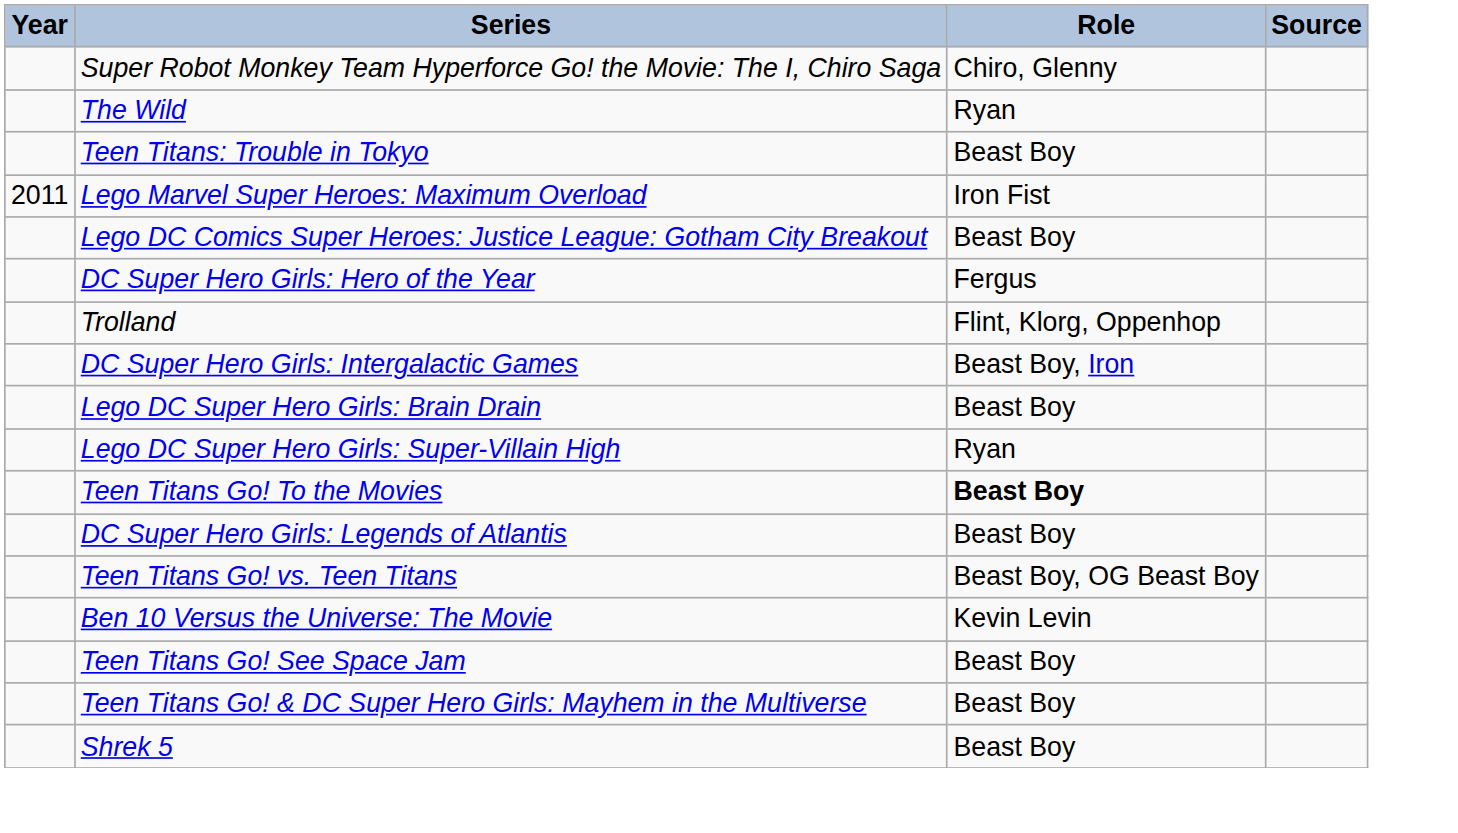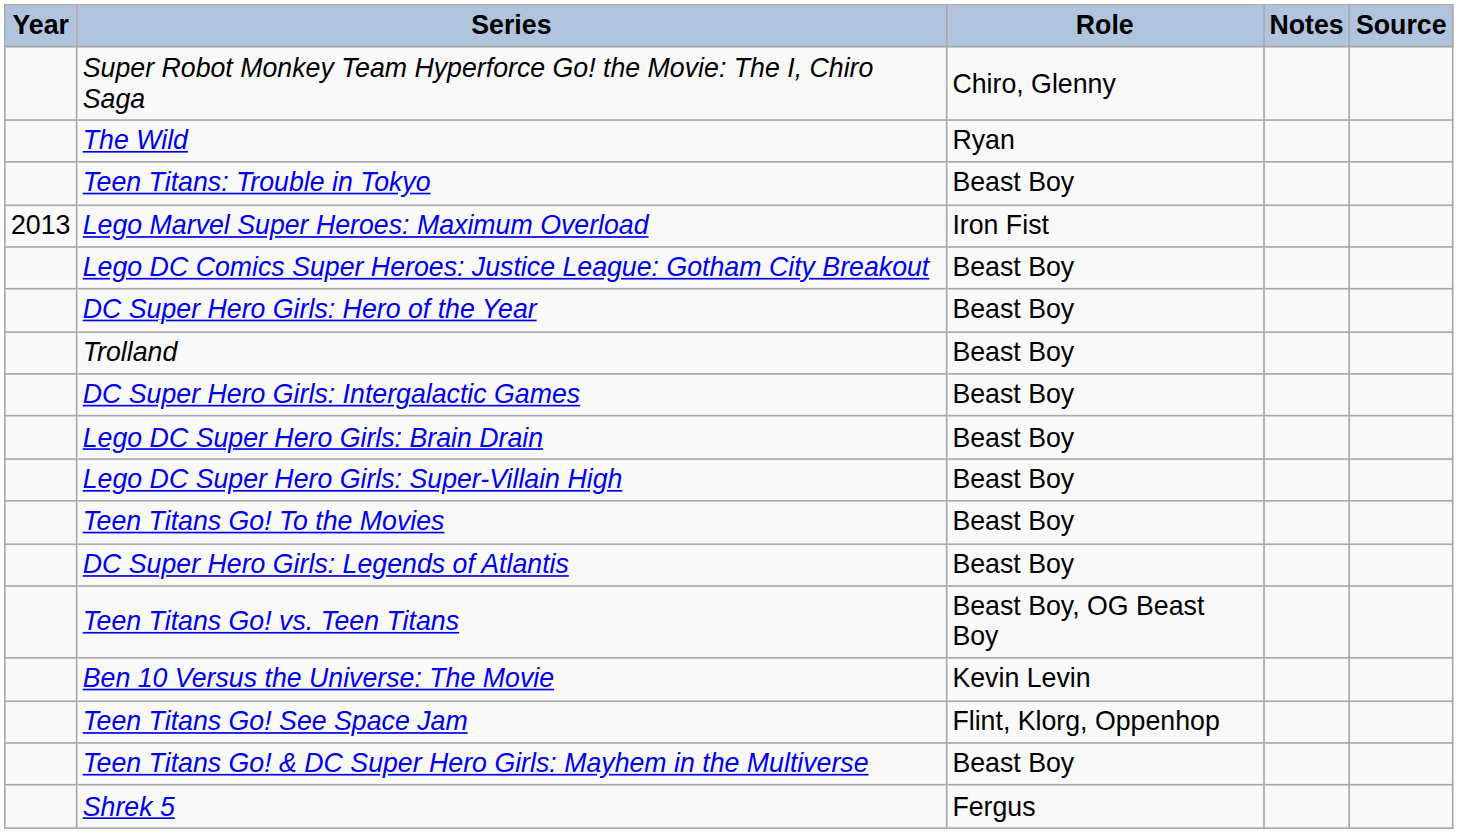+ column: (1307, 25)
(40, 195) 2011 -> (41, 225) 2013
(995, 279) Fergus -> (1013, 310) Beast Boy
(1087, 322) Flint, Klorg, Oppenhop -> (1013, 352) Beast Boy
(1044, 364) Beast Boy, Iron -> (1013, 394) Beast Boy
(985, 449) Ryan -> (1013, 479) Beast Boy
(1019, 491) bold -> (1013, 521) normal
(1014, 661) Beast Boy -> (1086, 721) Flint, Klorg, Oppenhop
(1014, 746) Beast Boy -> (994, 806) Fergus
